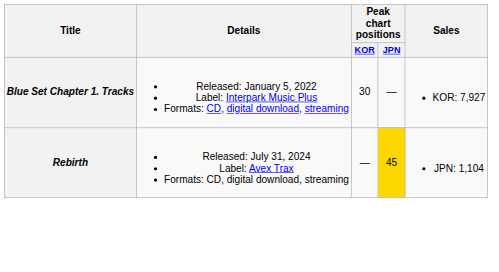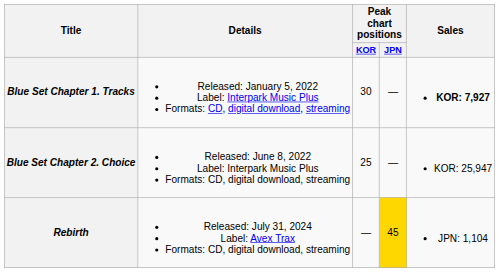(446, 98) normal -> (450, 98) bold
+ row: (71, 162)
